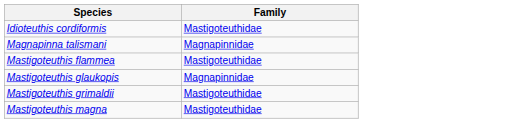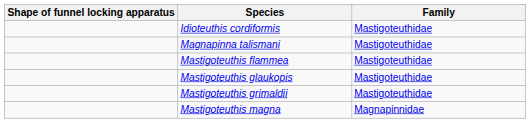+ column: (91, 12)
(219, 45) Magnapinnidae -> (393, 45) Mastigoteuthidae
(219, 77) Magnapinnidae -> (393, 77) Mastigoteuthidae
(223, 110) Mastigoteuthidae -> (389, 110) Magnapinnidae
